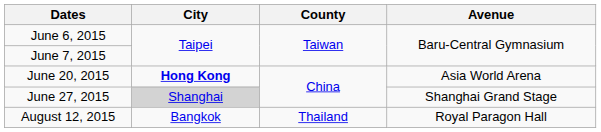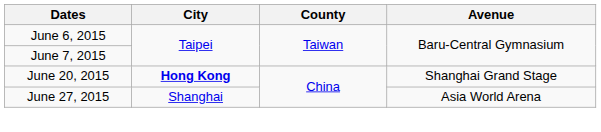(491, 76) Asia World Arena -> (491, 76) Shanghai Grand Stage
(196, 96) lightgrey background -> (196, 96) no background
(491, 96) Shanghai Grand Stage -> (491, 96) Asia World Arena
- row: (68, 117)
